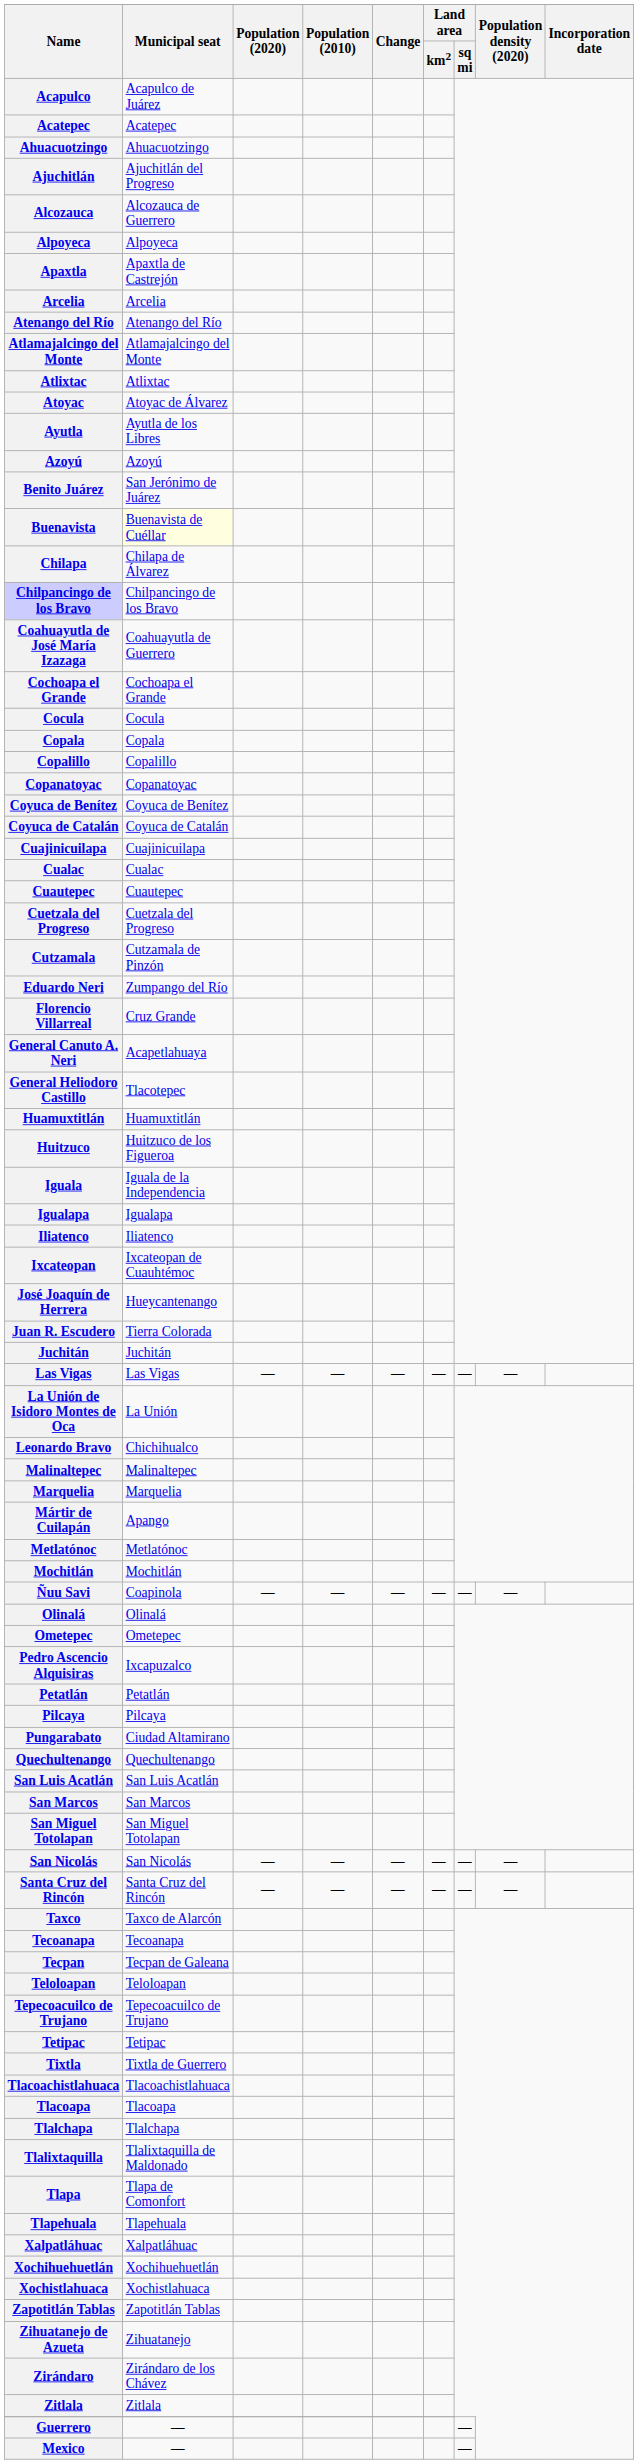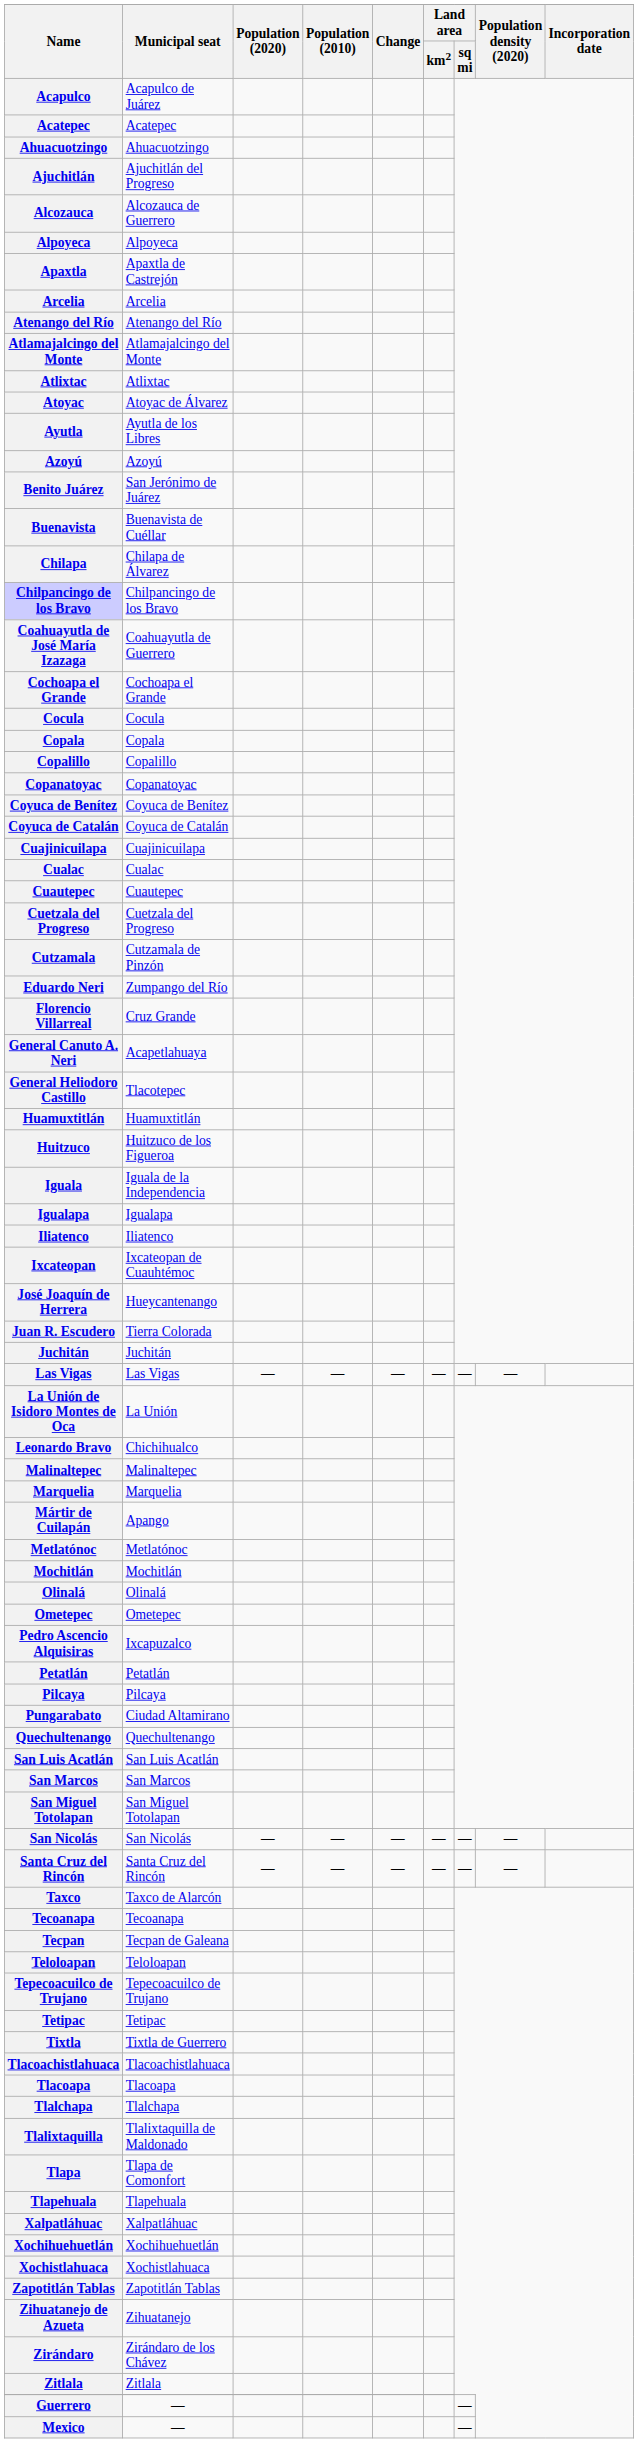(164, 527) lightyellow background -> (164, 527) no background
- row: (63, 1593)
